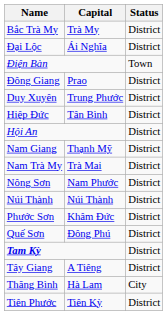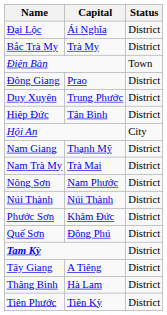rows swapped: (32, 30) <-> (24, 47)
(144, 132) District -> (137, 132) City
(137, 285) City -> (144, 285) District
